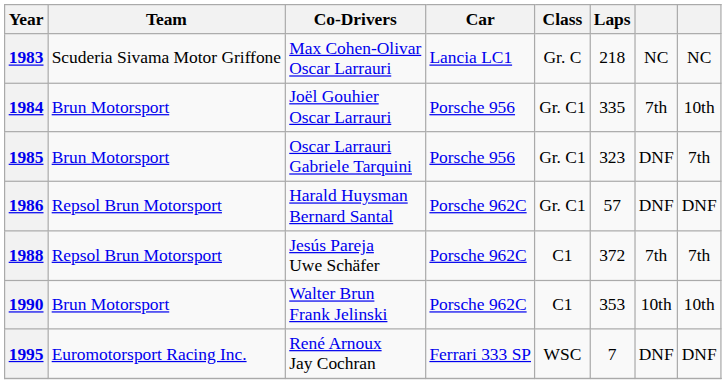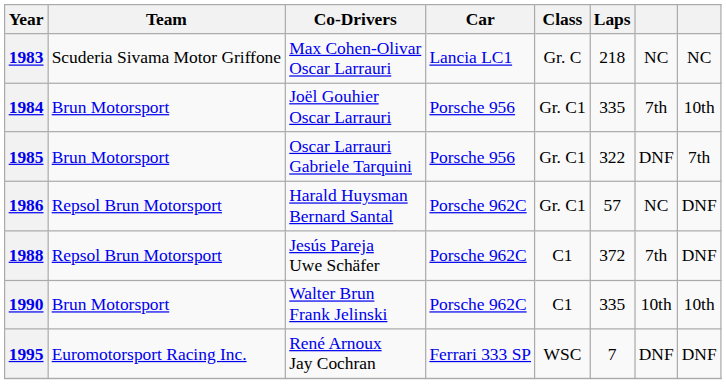(612, 156) 323 -> (612, 156) 322
(656, 206) DNF -> (656, 206) NC
(699, 255) 7th -> (699, 255) DNF
(612, 304) 353 -> (612, 304) 335
